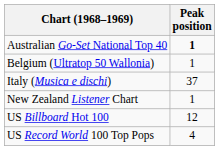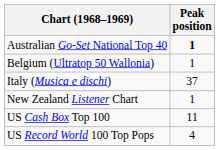- row: (58, 117)
+ row: (58, 117)
